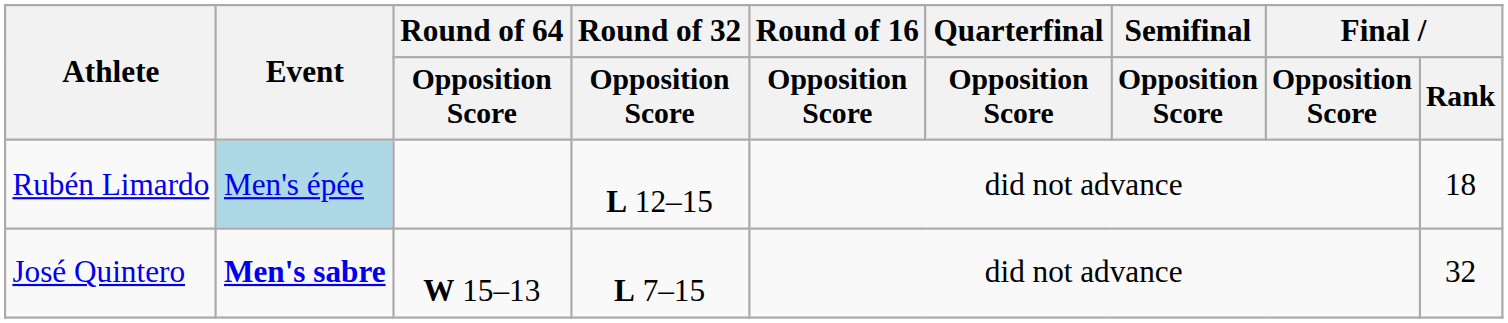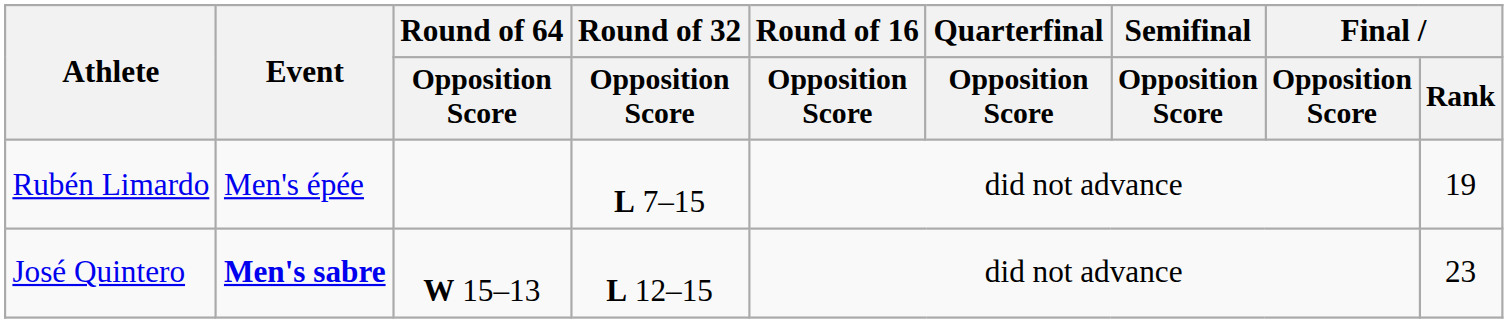(294, 184) lightblue background -> (294, 184) no background
(660, 202) L 12–15 -> (660, 202) L 7–15
(1461, 184) 18 -> (1461, 184) 19
(660, 290) L 7–15 -> (660, 290) L 12–15
(1461, 272) 32 -> (1461, 272) 23
